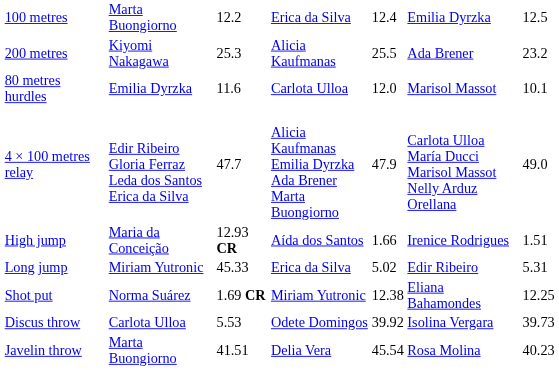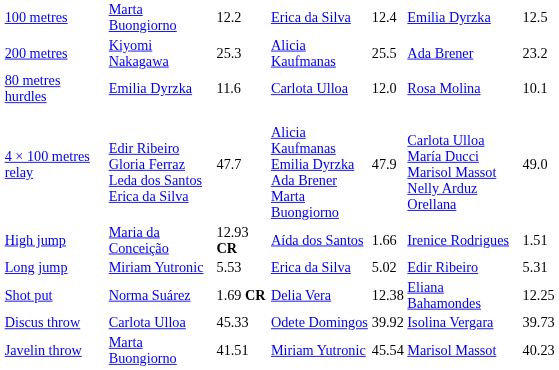(452, 88) Marisol Massot -> (444, 88) Rosa Molina
(233, 267) 45.33 -> (229, 267) 5.53
(318, 295) Miriam Yutronic -> (301, 295) Delia Vera
(229, 323) 5.53 -> (233, 323) 45.33
(301, 350) Delia Vera -> (318, 350) Miriam Yutronic
(444, 350) Rosa Molina -> (452, 350) Marisol Massot
